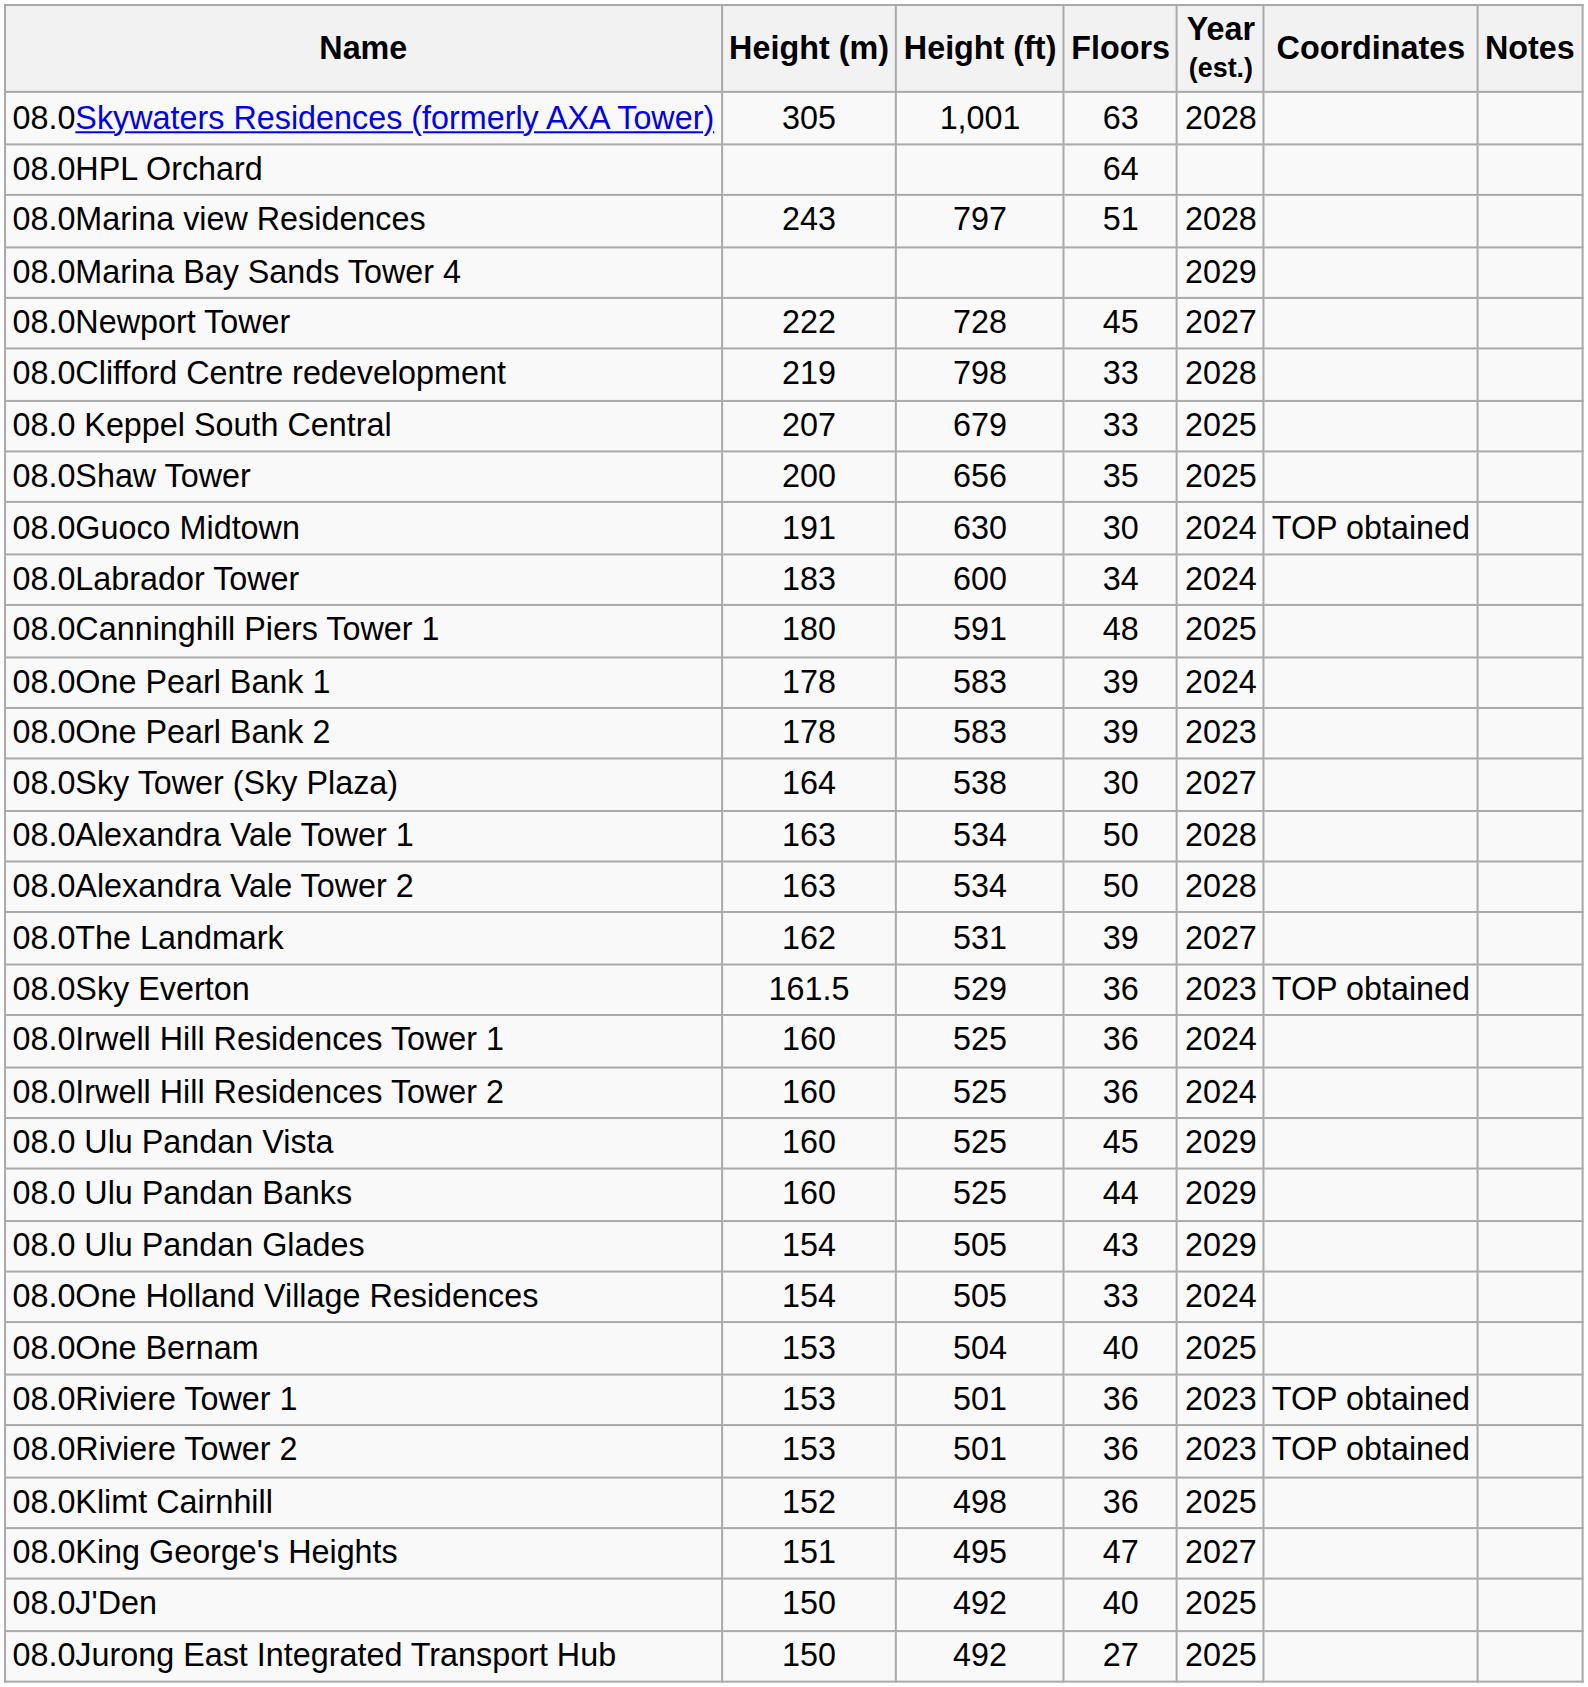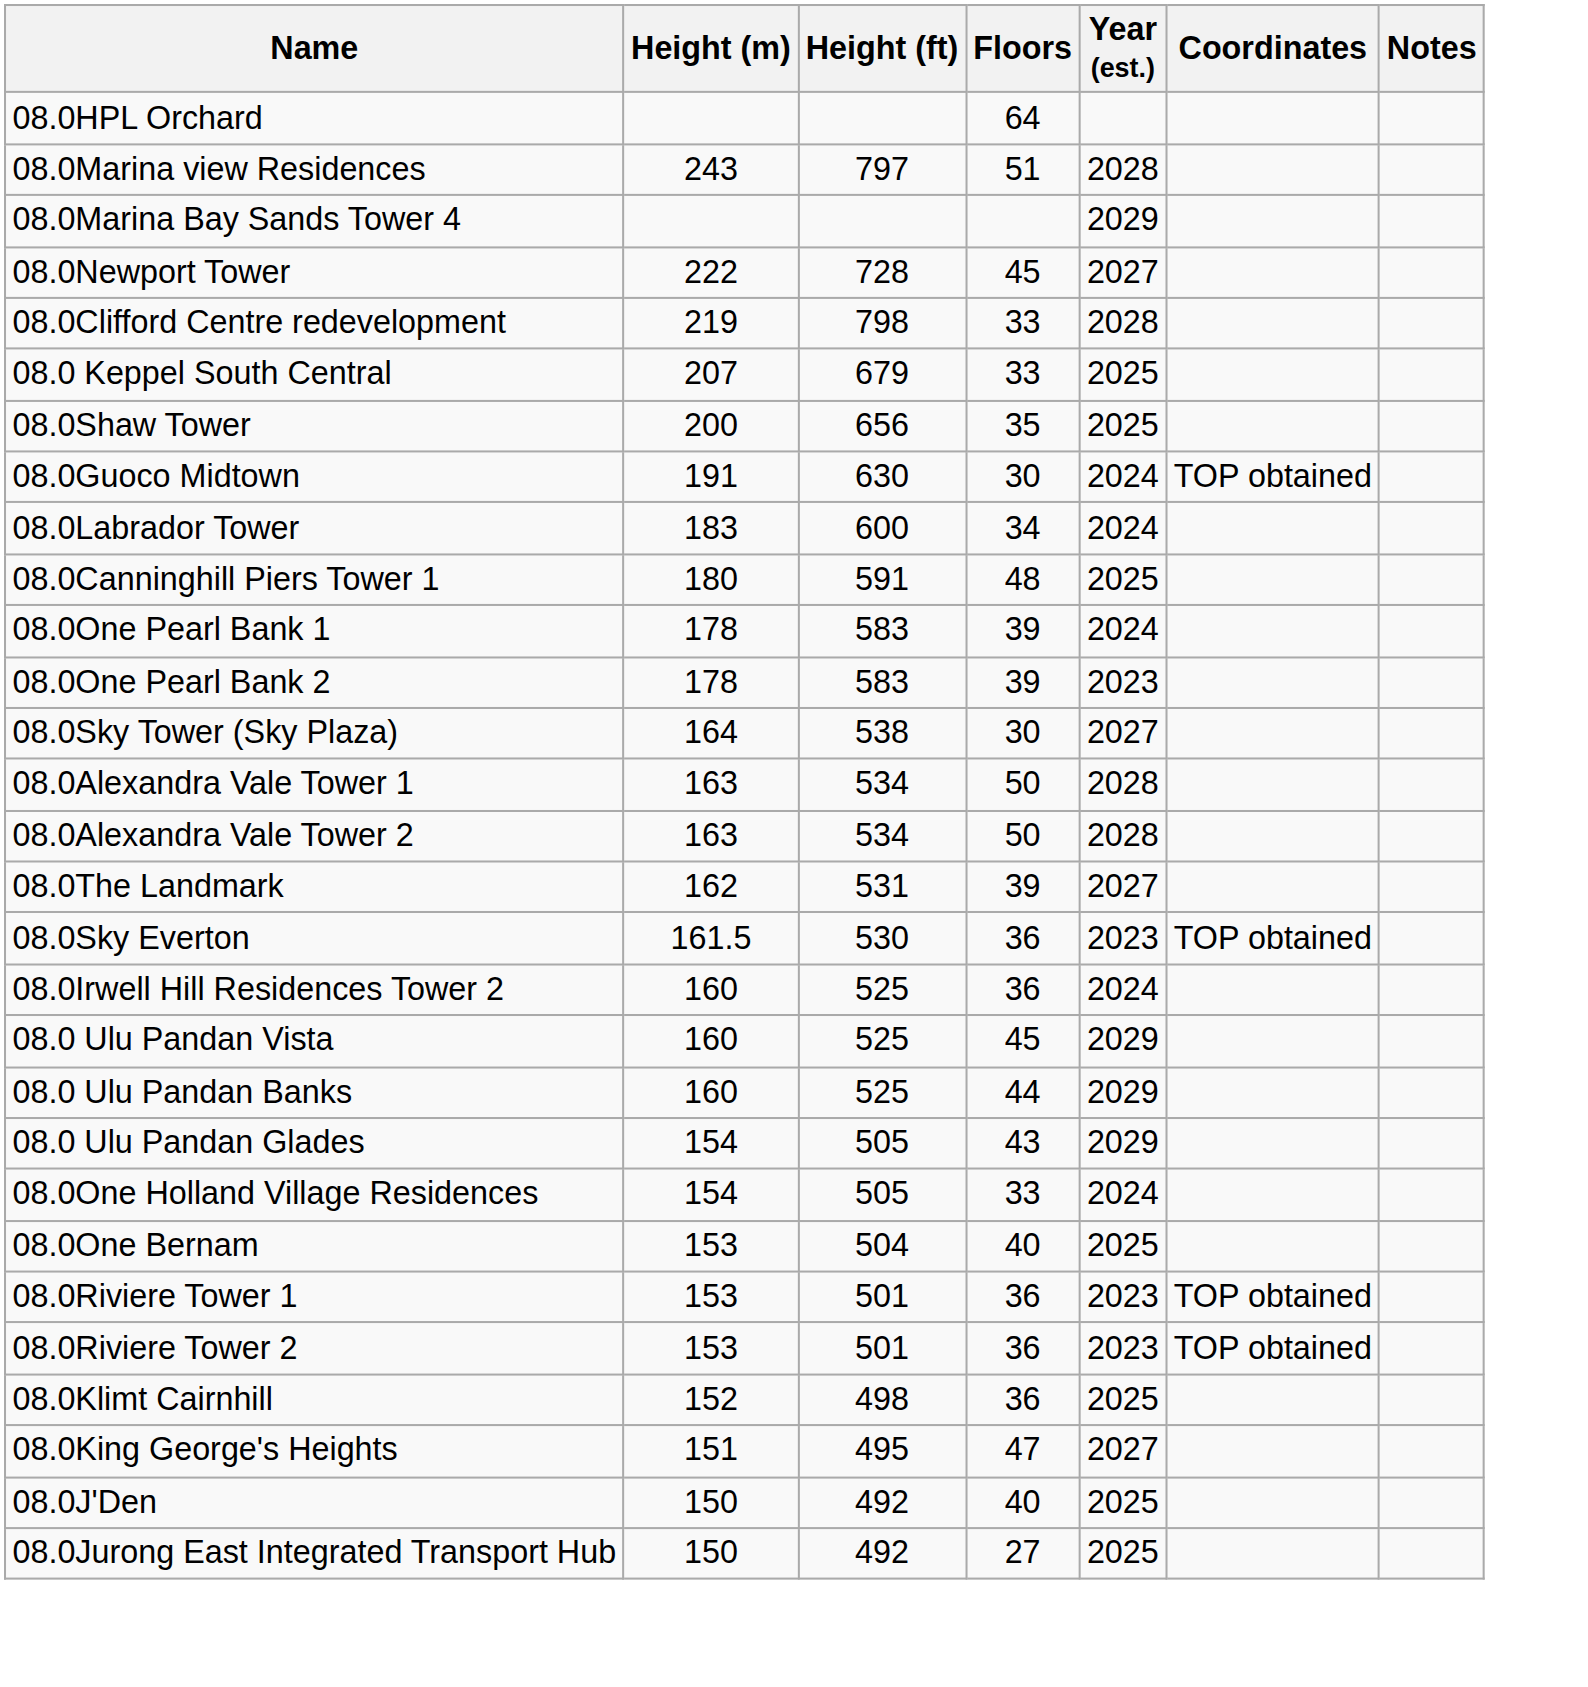- row: (363, 117)
(980, 989) 529 -> (882, 937) 530
- row: (258, 1040)
